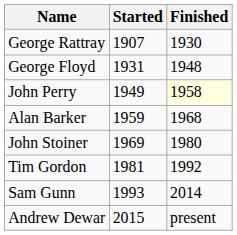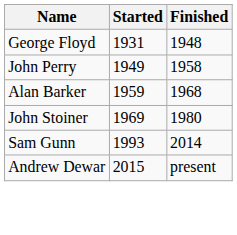- row: (57, 42)
(186, 92) lightyellow background -> (186, 67) no background
- row: (47, 167)
